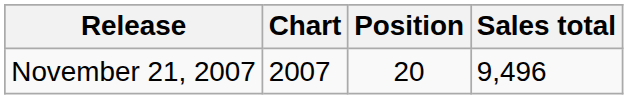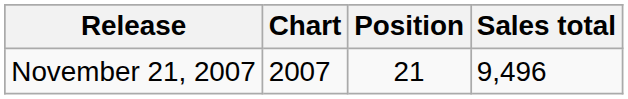(409, 70) 20 -> (409, 70) 21
